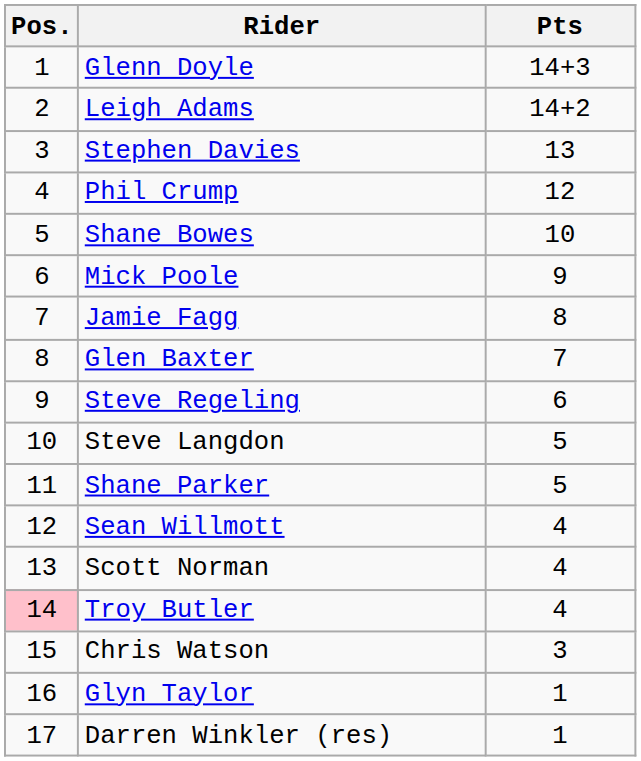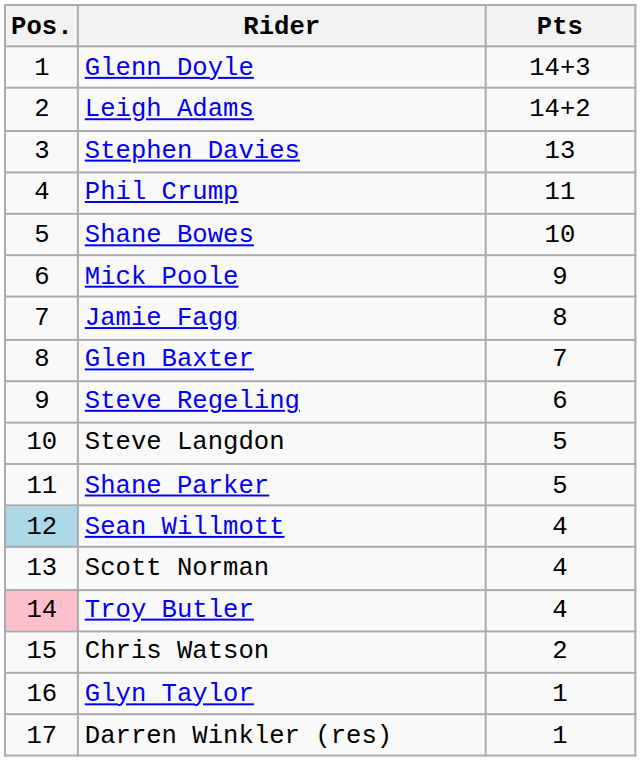(560, 193) 12 -> (560, 193) 11
(42, 527) no background -> (42, 527) lightblue background
(560, 652) 3 -> (560, 652) 2
